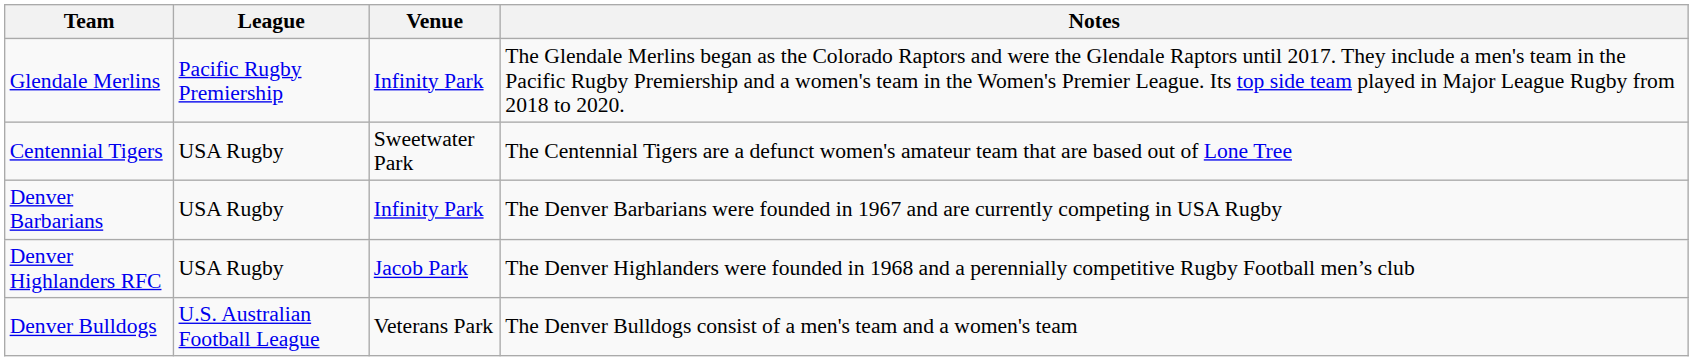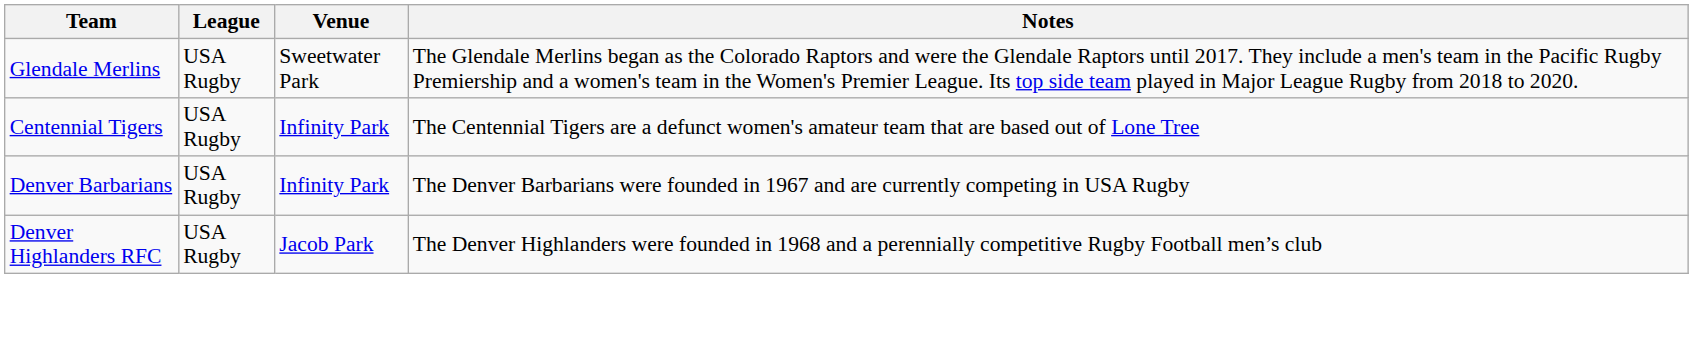(240, 80) Pacific Rugby Premiership -> (212, 68) USA Rugby
(429, 80) Infinity Park -> (330, 68) Sweetwater Park
(424, 150) Sweetwater Park -> (334, 126) Infinity Park
- row: (83, 326)
